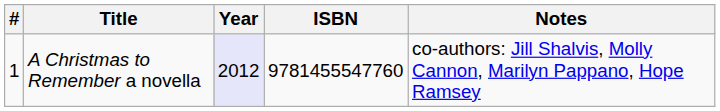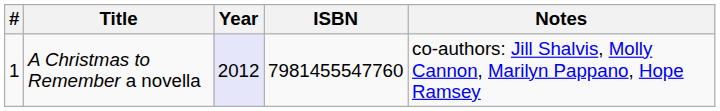(336, 70) 9781455547760 -> (336, 70) 7981455547760
